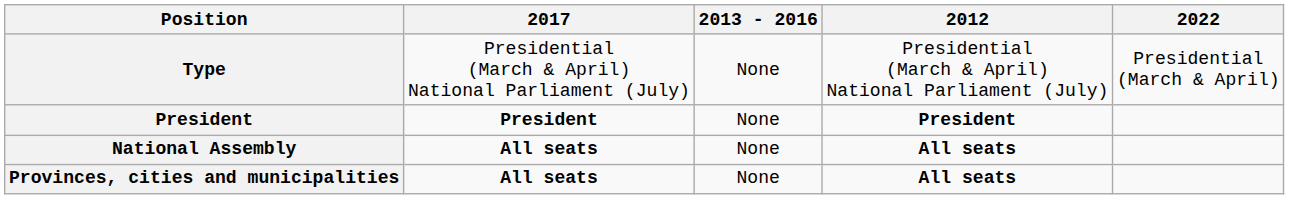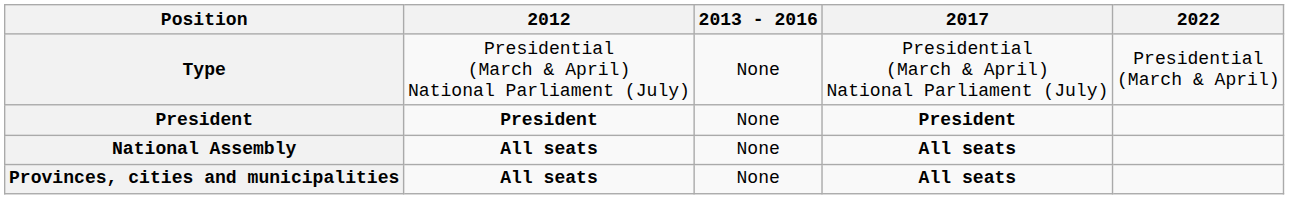columns swapped: (967, 19) <-> (549, 19)
